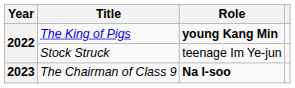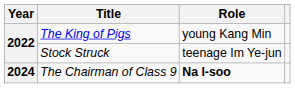(230, 33) bold -> (227, 33) normal
(21, 72) 2023 -> (21, 72) 2024
